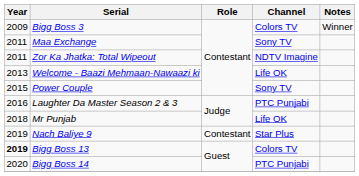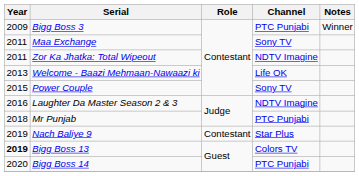(276, 27) Colors TV -> (282, 27) PTC Punjabi
(282, 103) PTC Punjabi -> (286, 103) NDTV Imagine
(271, 118) Life OK -> (282, 118) PTC Punjabi
